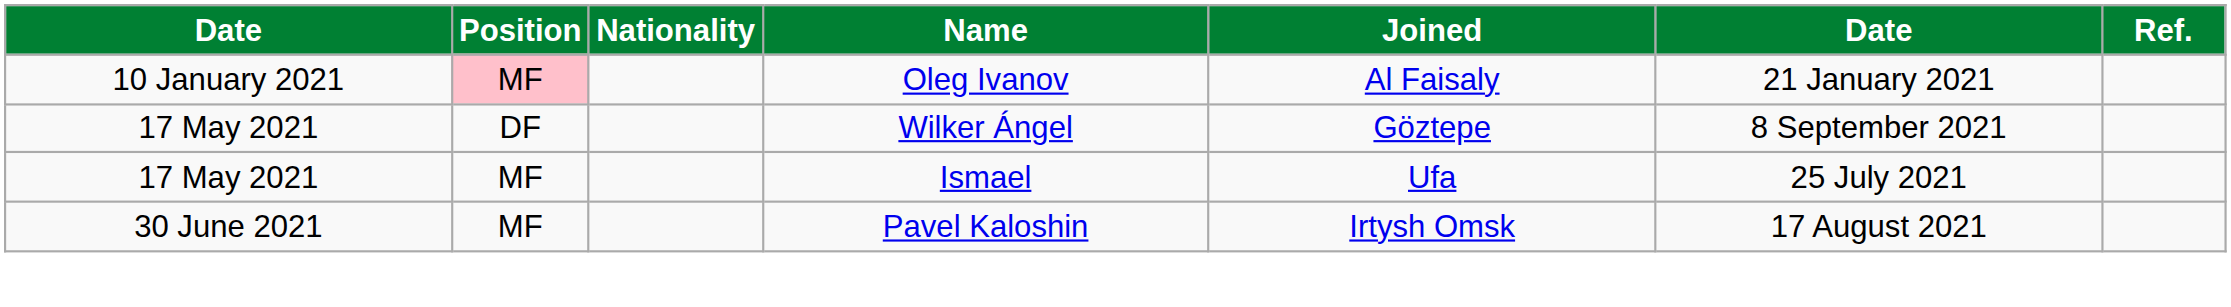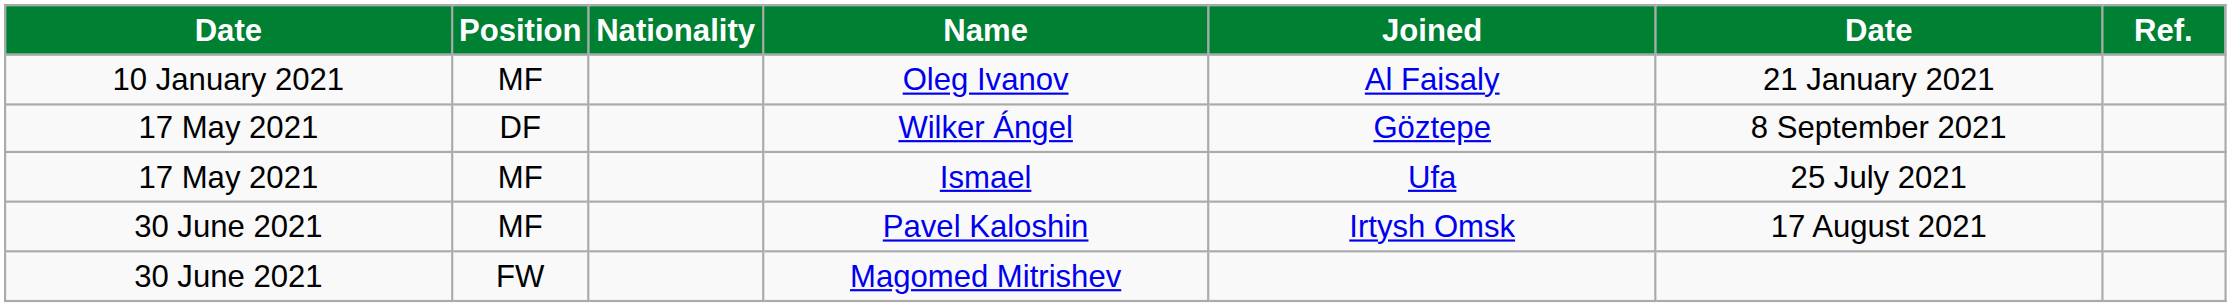(520, 79) pink background -> (520, 79) no background
+ row: (986, 276)
